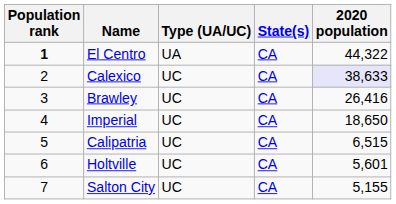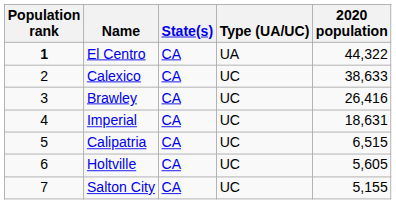columns swapped: (283, 31) <-> (206, 31)
(366, 76) lavender background -> (366, 76) no background
(366, 120) 18,650 -> (366, 120) 18,631
(370, 165) 5,601 -> (370, 165) 5,605
